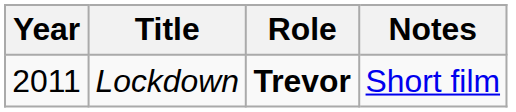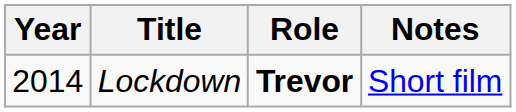(47, 80) 2011 -> (48, 80) 2014
